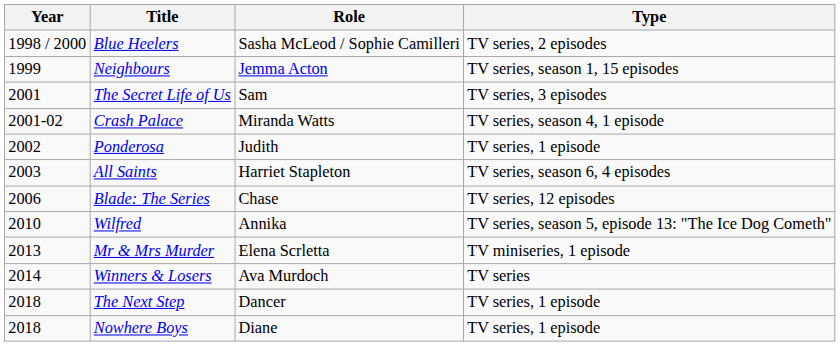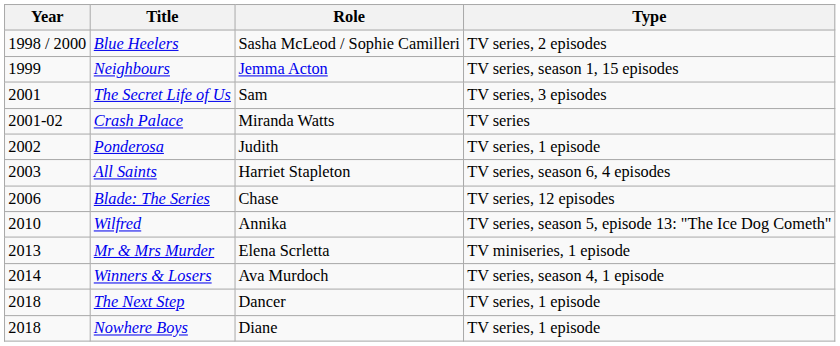(566, 120) TV series, season 4, 1 episode -> (499, 120) TV series
(499, 276) TV series -> (566, 276) TV series, season 4, 1 episode
